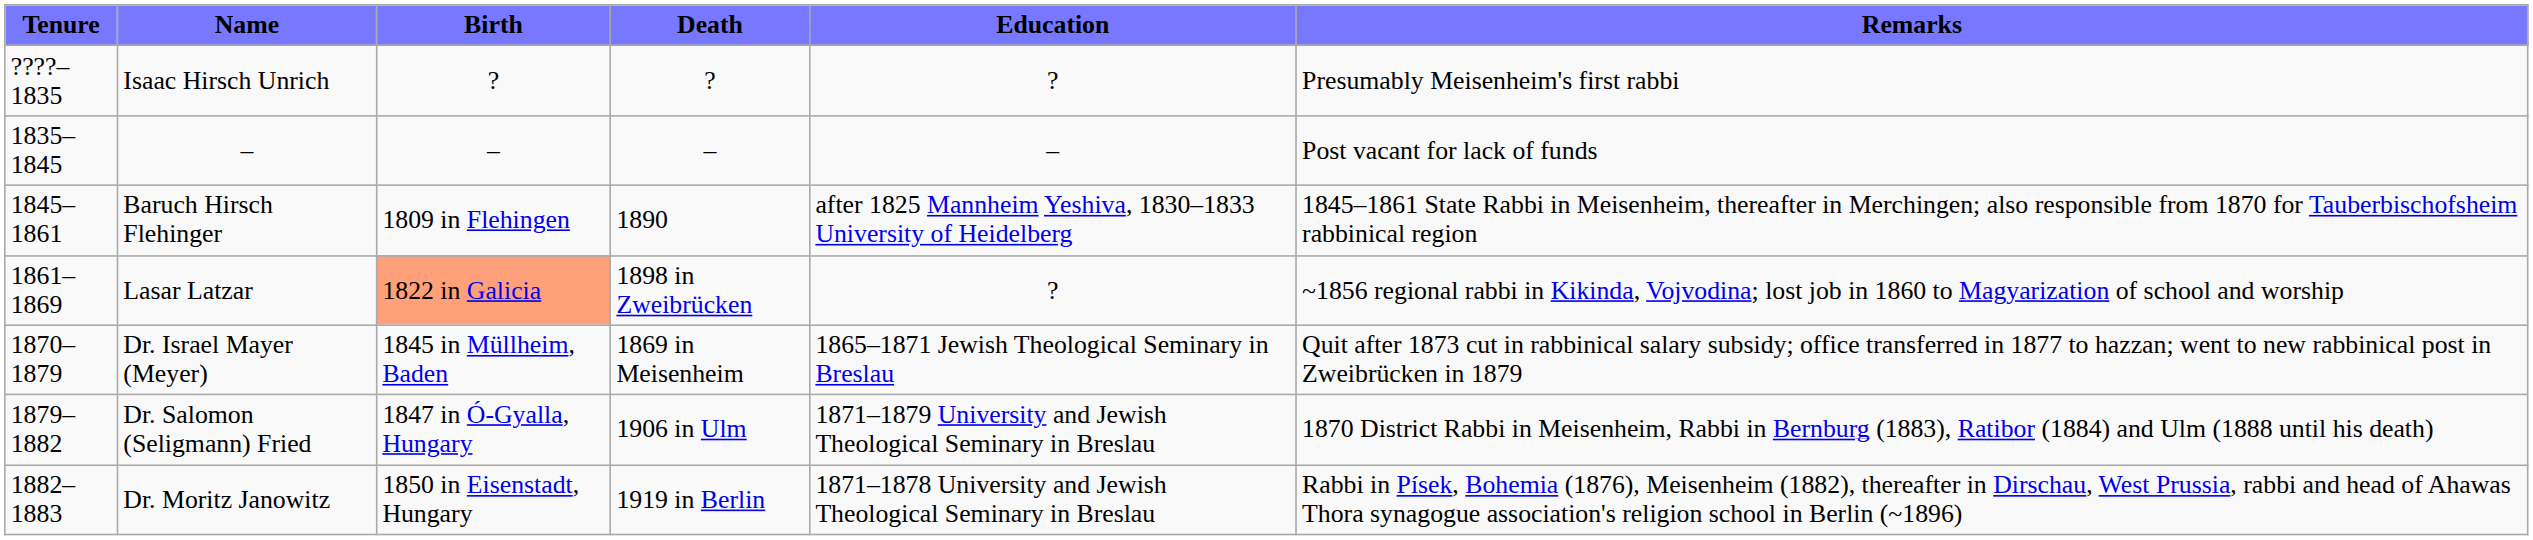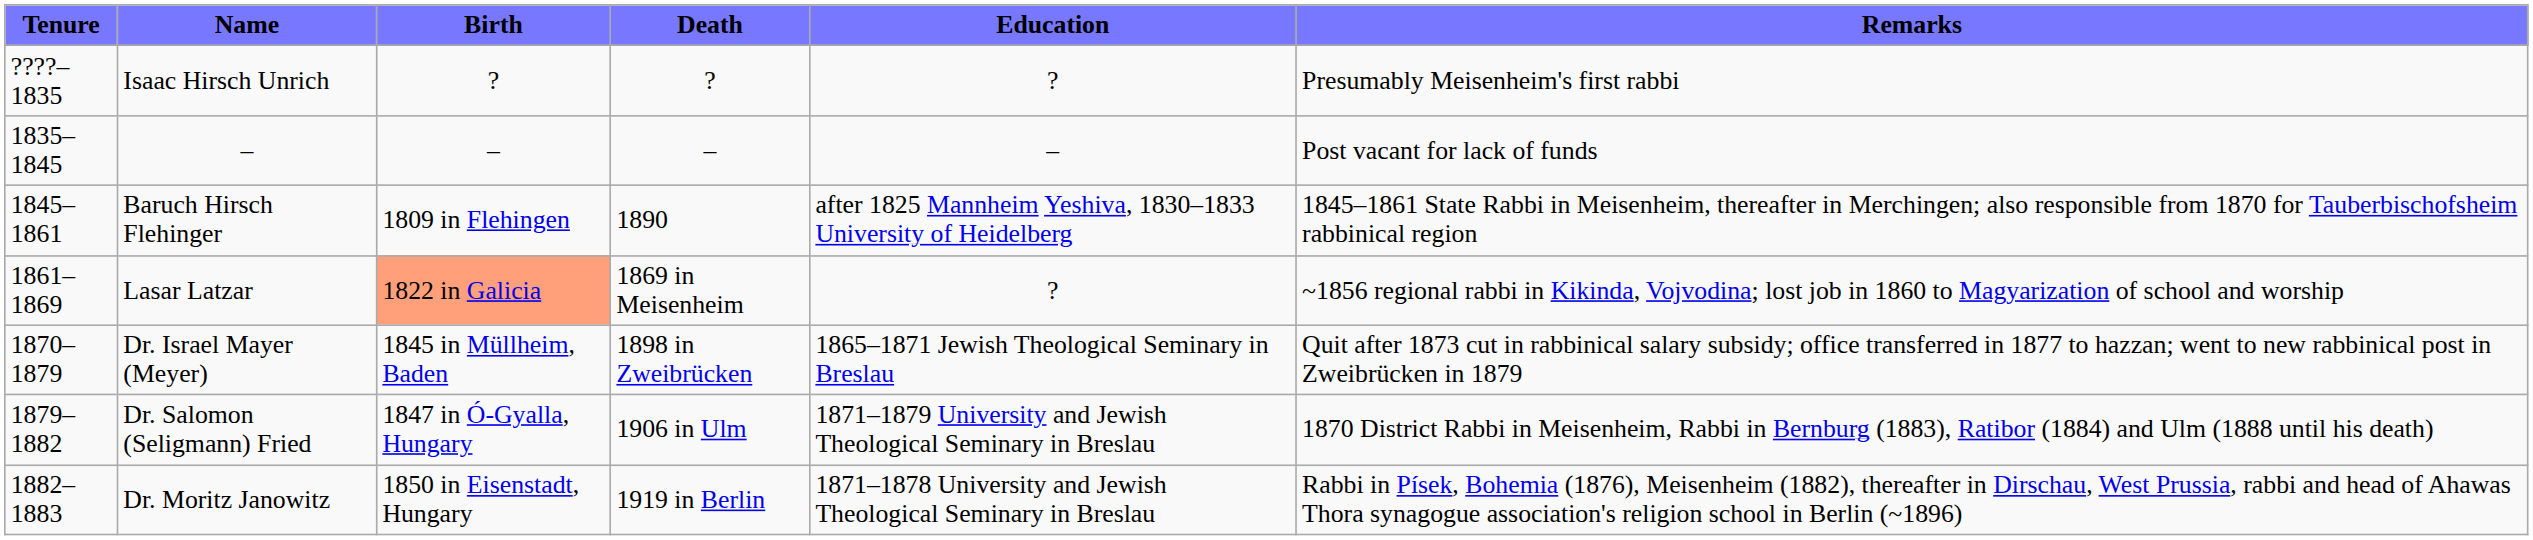(684, 289) 1898 in Zweibrücken -> (680, 289) 1869 in Meisenheim
(680, 359) 1869 in Meisenheim -> (684, 359) 1898 in Zweibrücken
